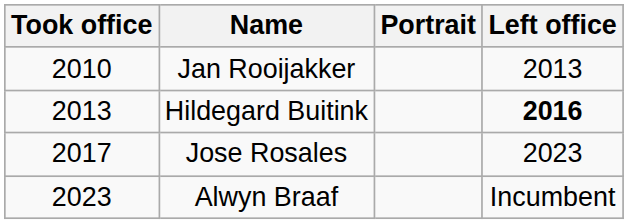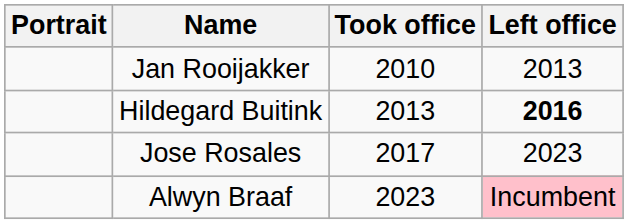columns swapped: (428, 25) <-> (82, 25)
(553, 196) no background -> (553, 196) pink background
